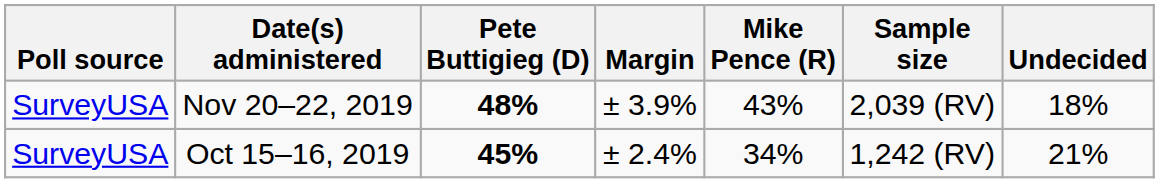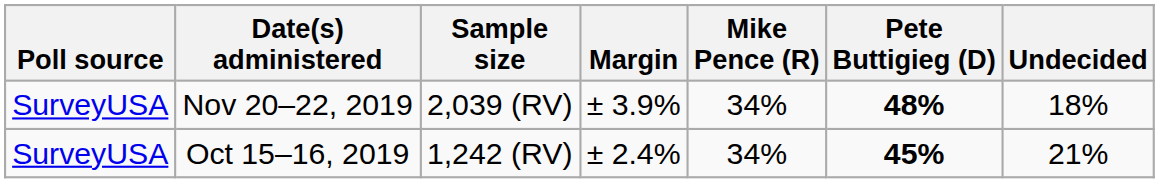columns swapped: (922, 43) <-> (508, 43)
(773, 105) 43% -> (757, 105) 34%
